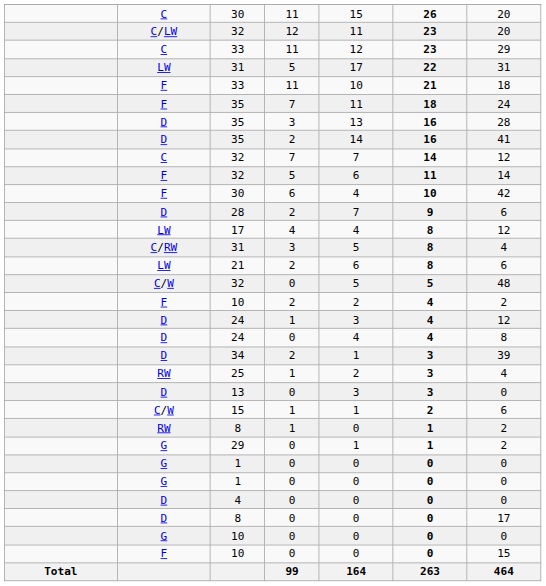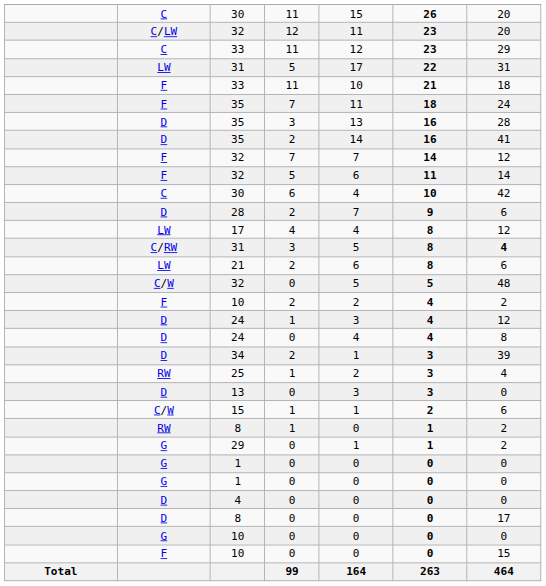(164, 158) C -> (164, 158) F
(164, 194) F -> (164, 194) C
(504, 248) normal -> (504, 248) bold
